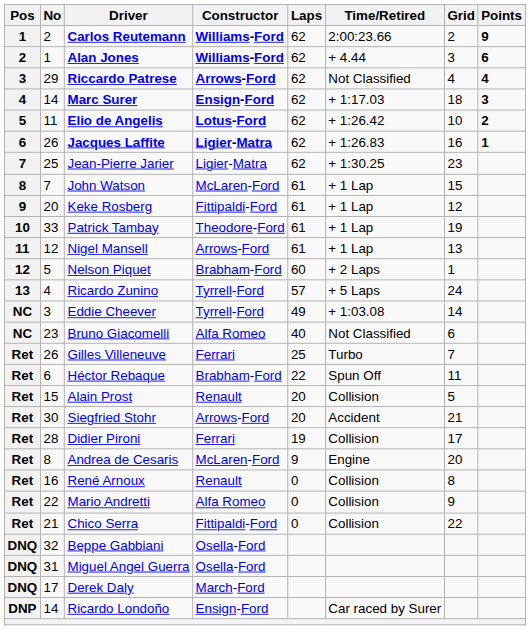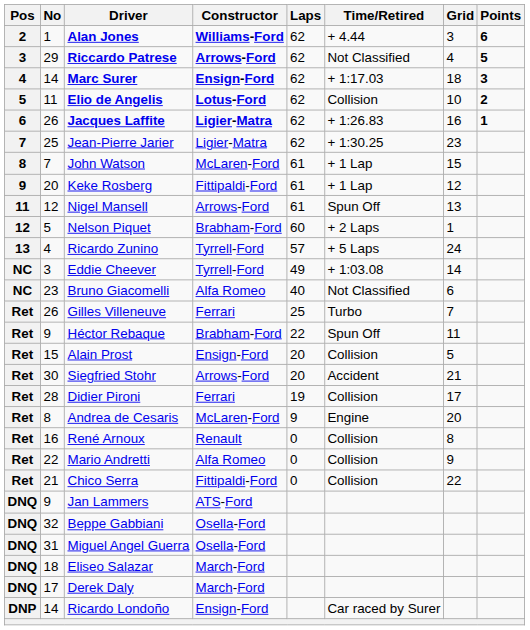- row: (127, 36)
(485, 79) 4 -> (484, 58) 5
(356, 121) + 1:26.42 -> (353, 100) Collision
- row: (113, 227)
(351, 248) + 1 Lap -> (354, 206) Spun Off
(47, 375) 6 -> (47, 333) 9
(219, 396) Renault -> (232, 354) Ensign-Ford
+ row: (108, 502)
+ row: (110, 566)
